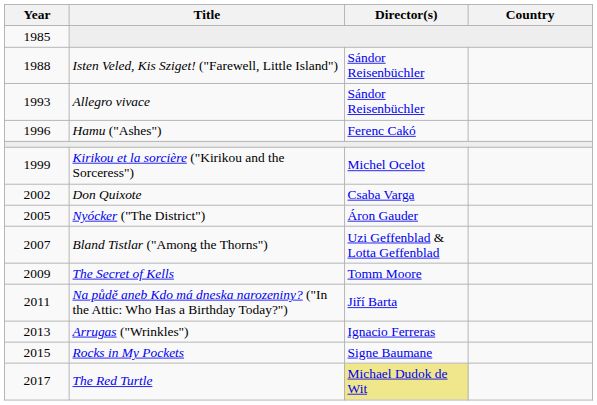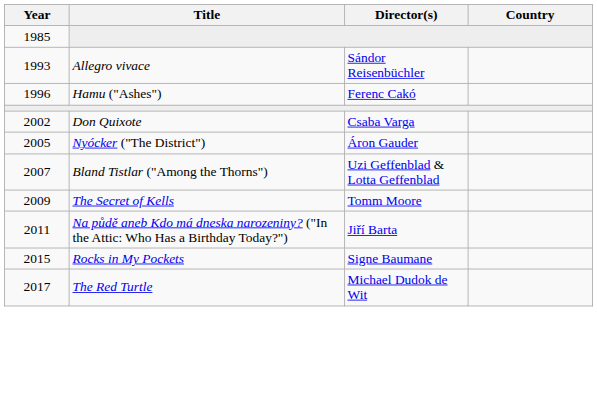- row: (37, 65)
- row: (37, 165)
- row: (37, 331)
(398, 381) khaki background -> (398, 287) no background
